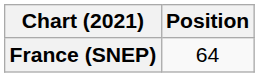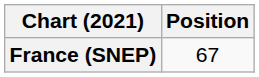(208, 54) 64 -> (208, 54) 67
